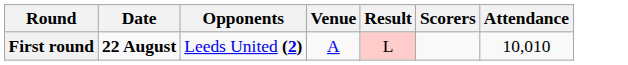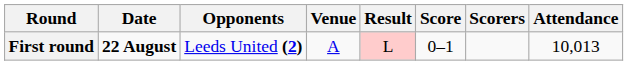+ column: (441, 18)
(526, 45) 10,010 -> (576, 45) 10,013
